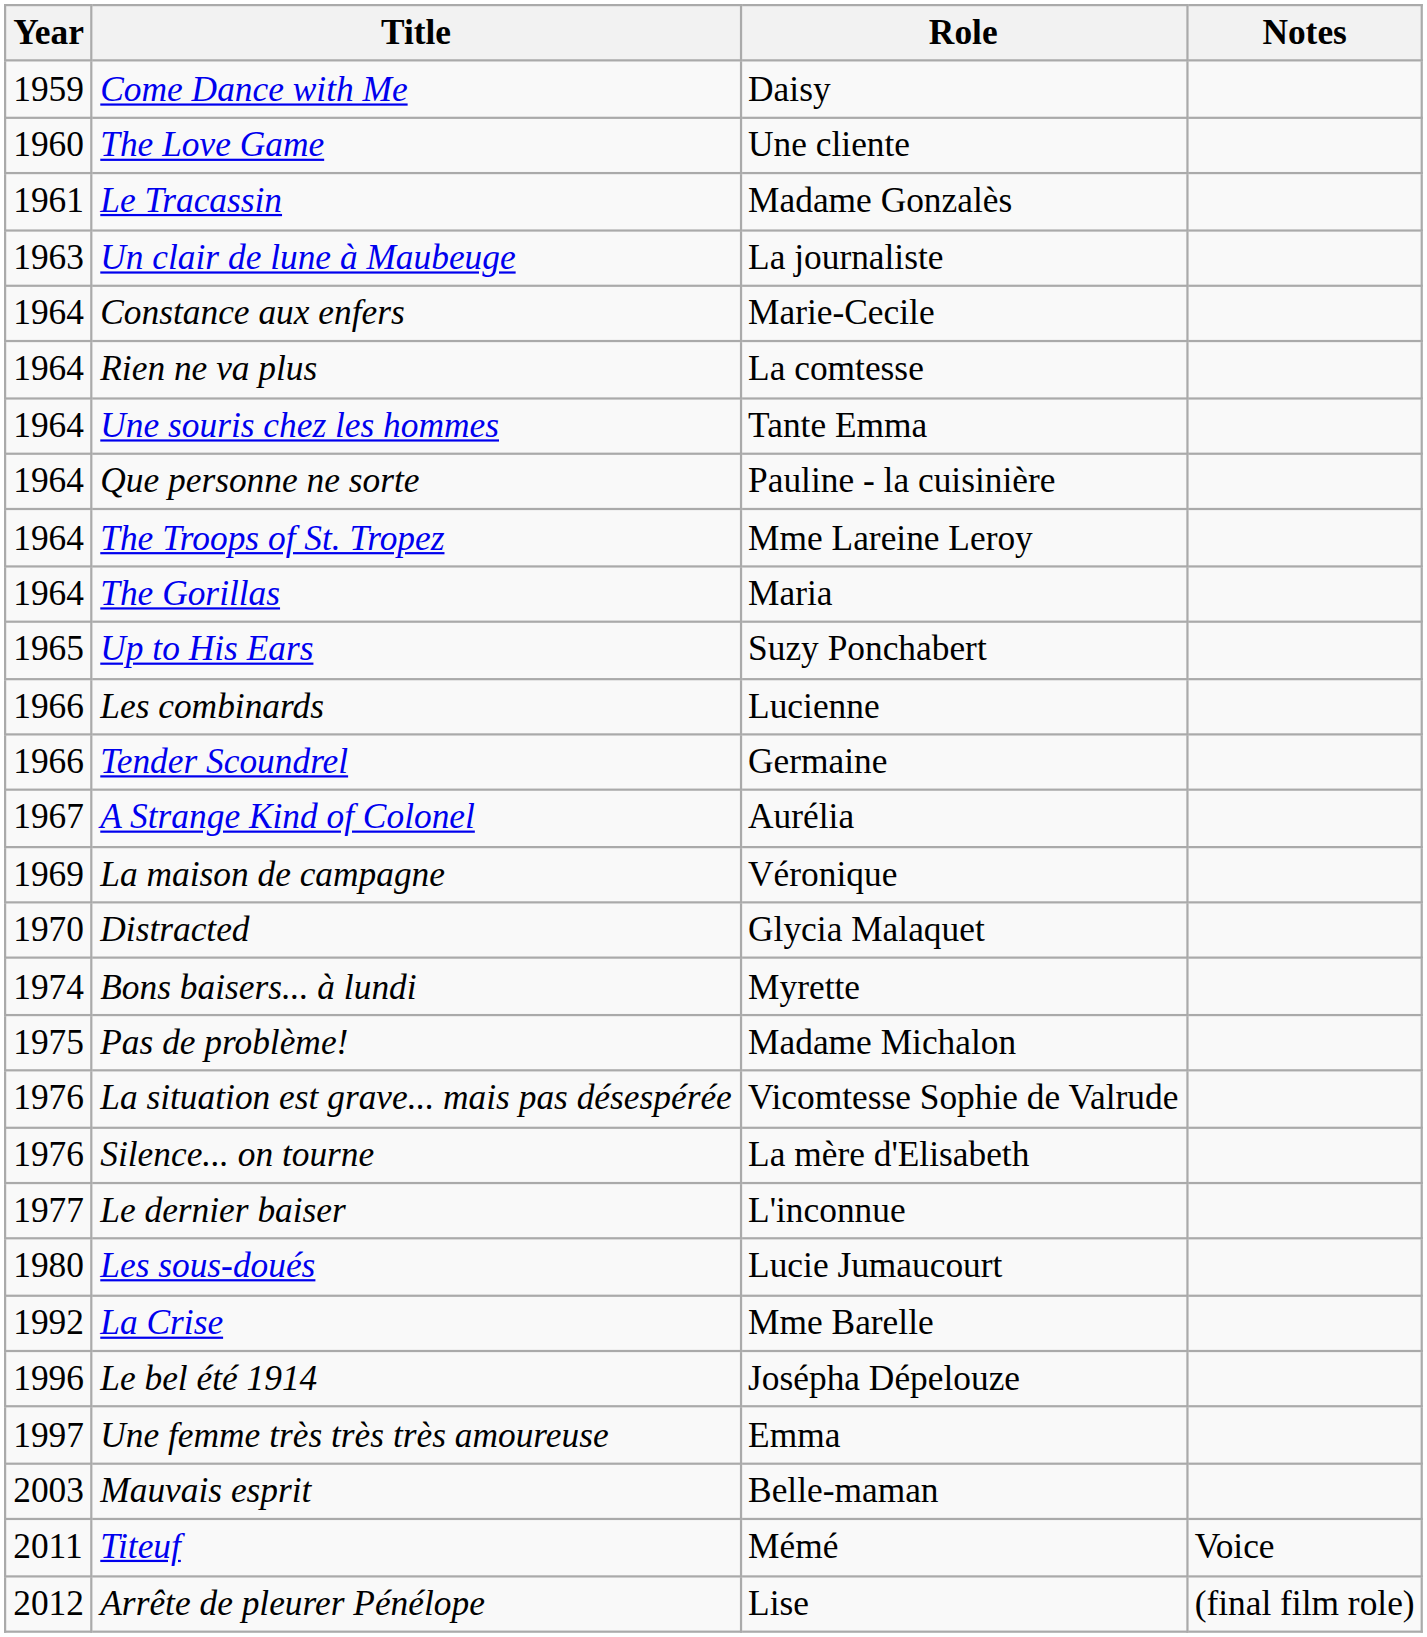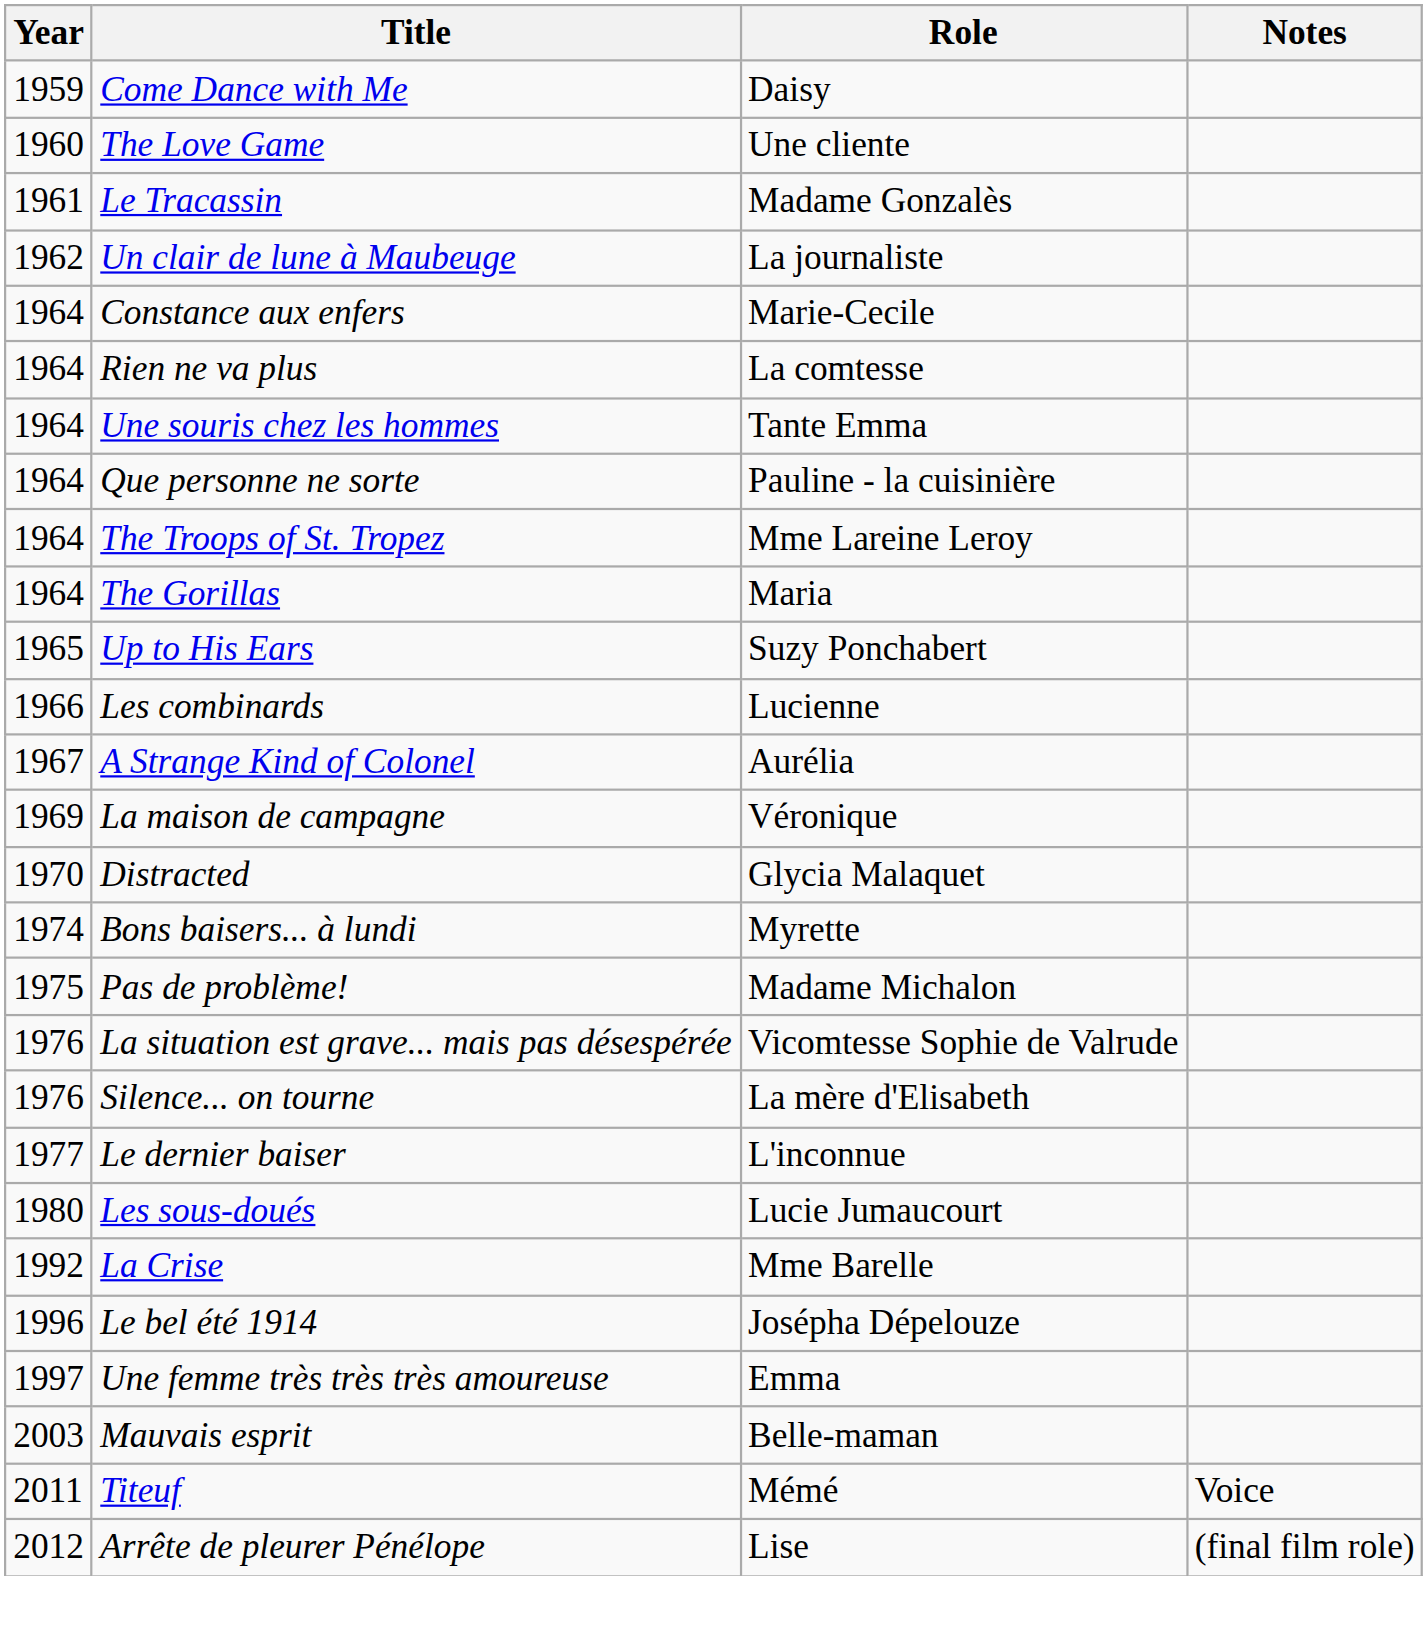(49, 256) 1963 -> (49, 256) 1962
- row: (224, 761)
